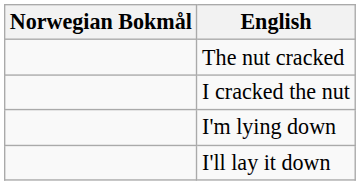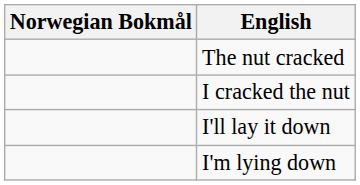rows swapped: (269, 127) <-> (266, 162)
